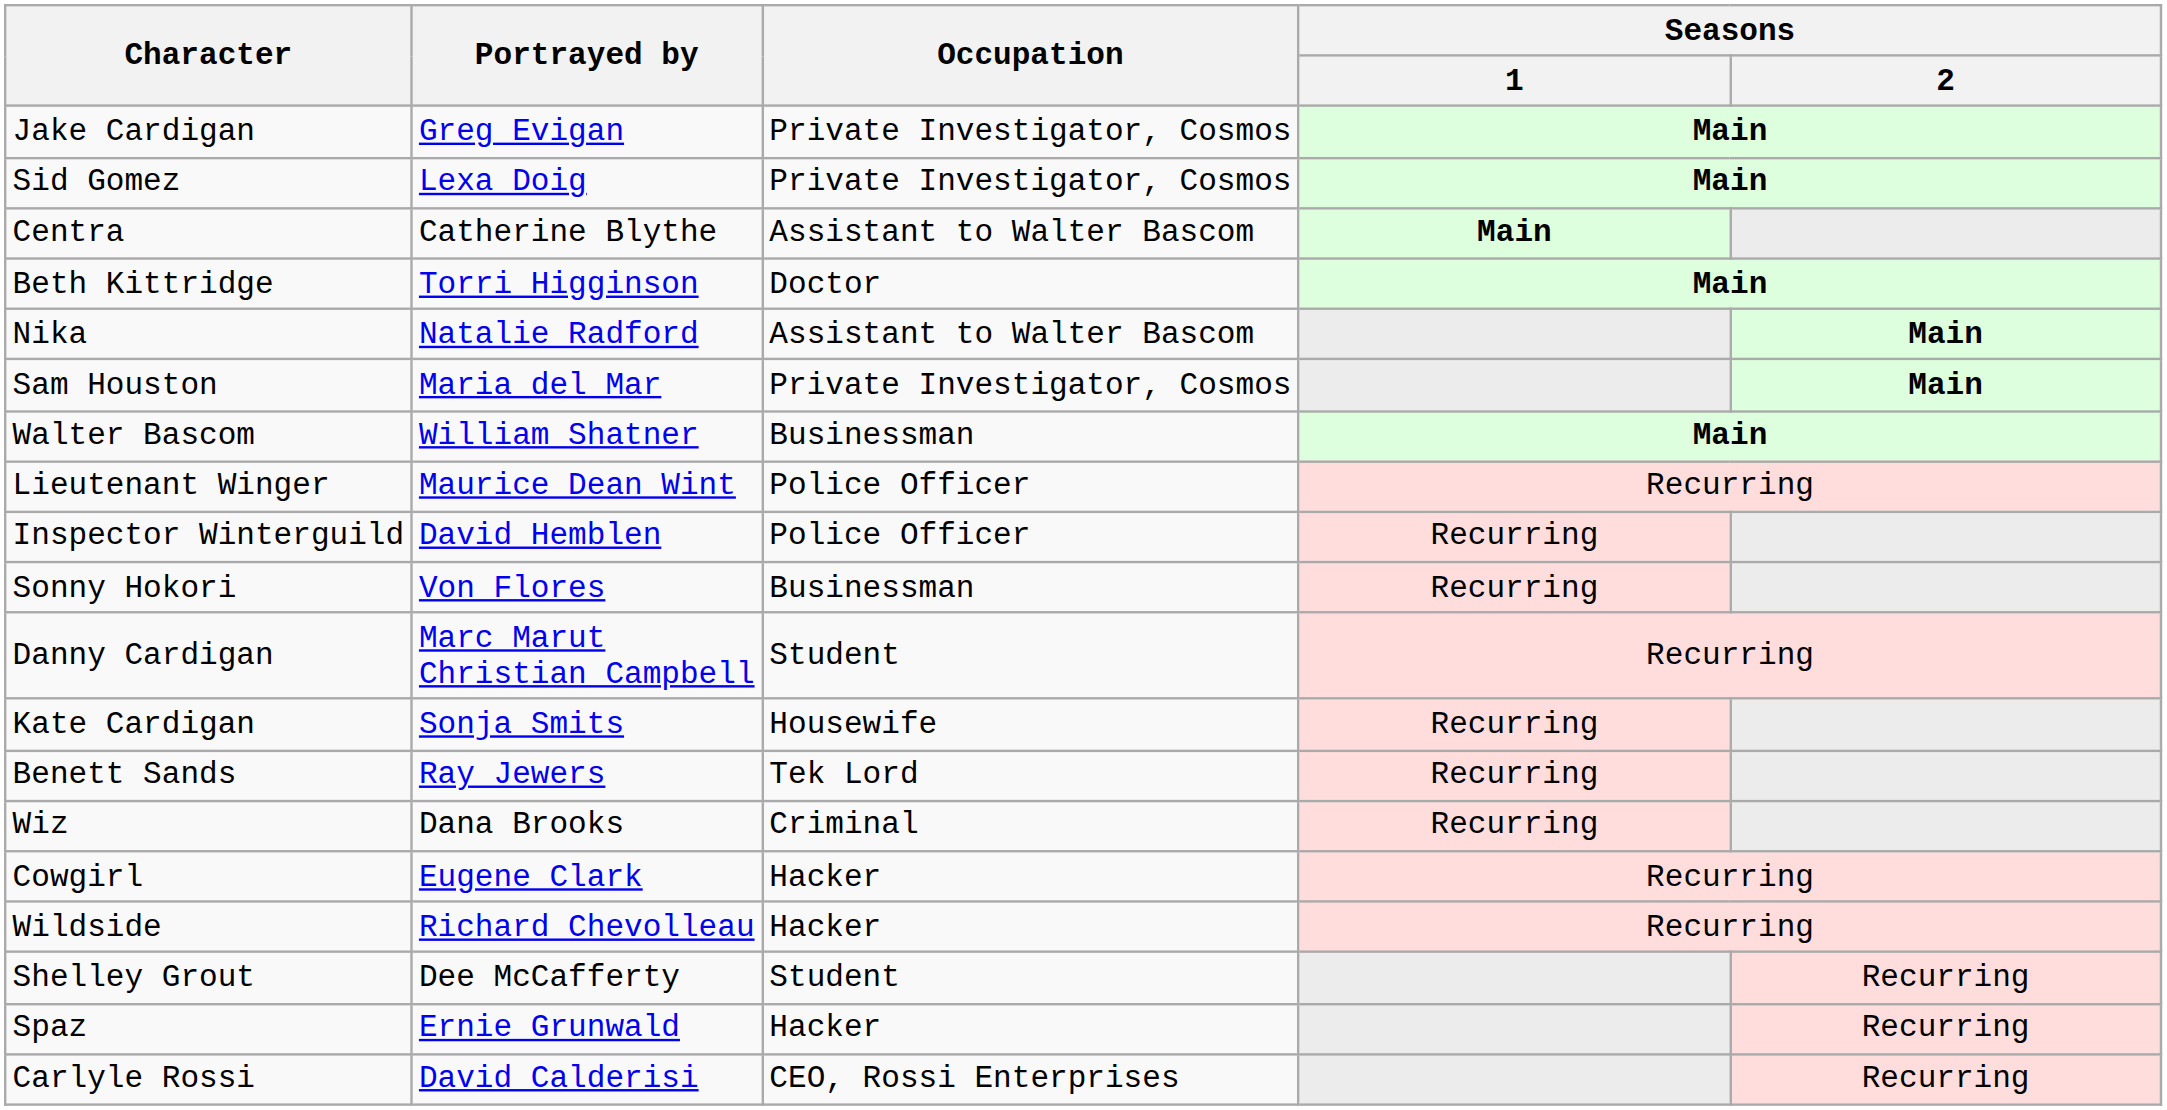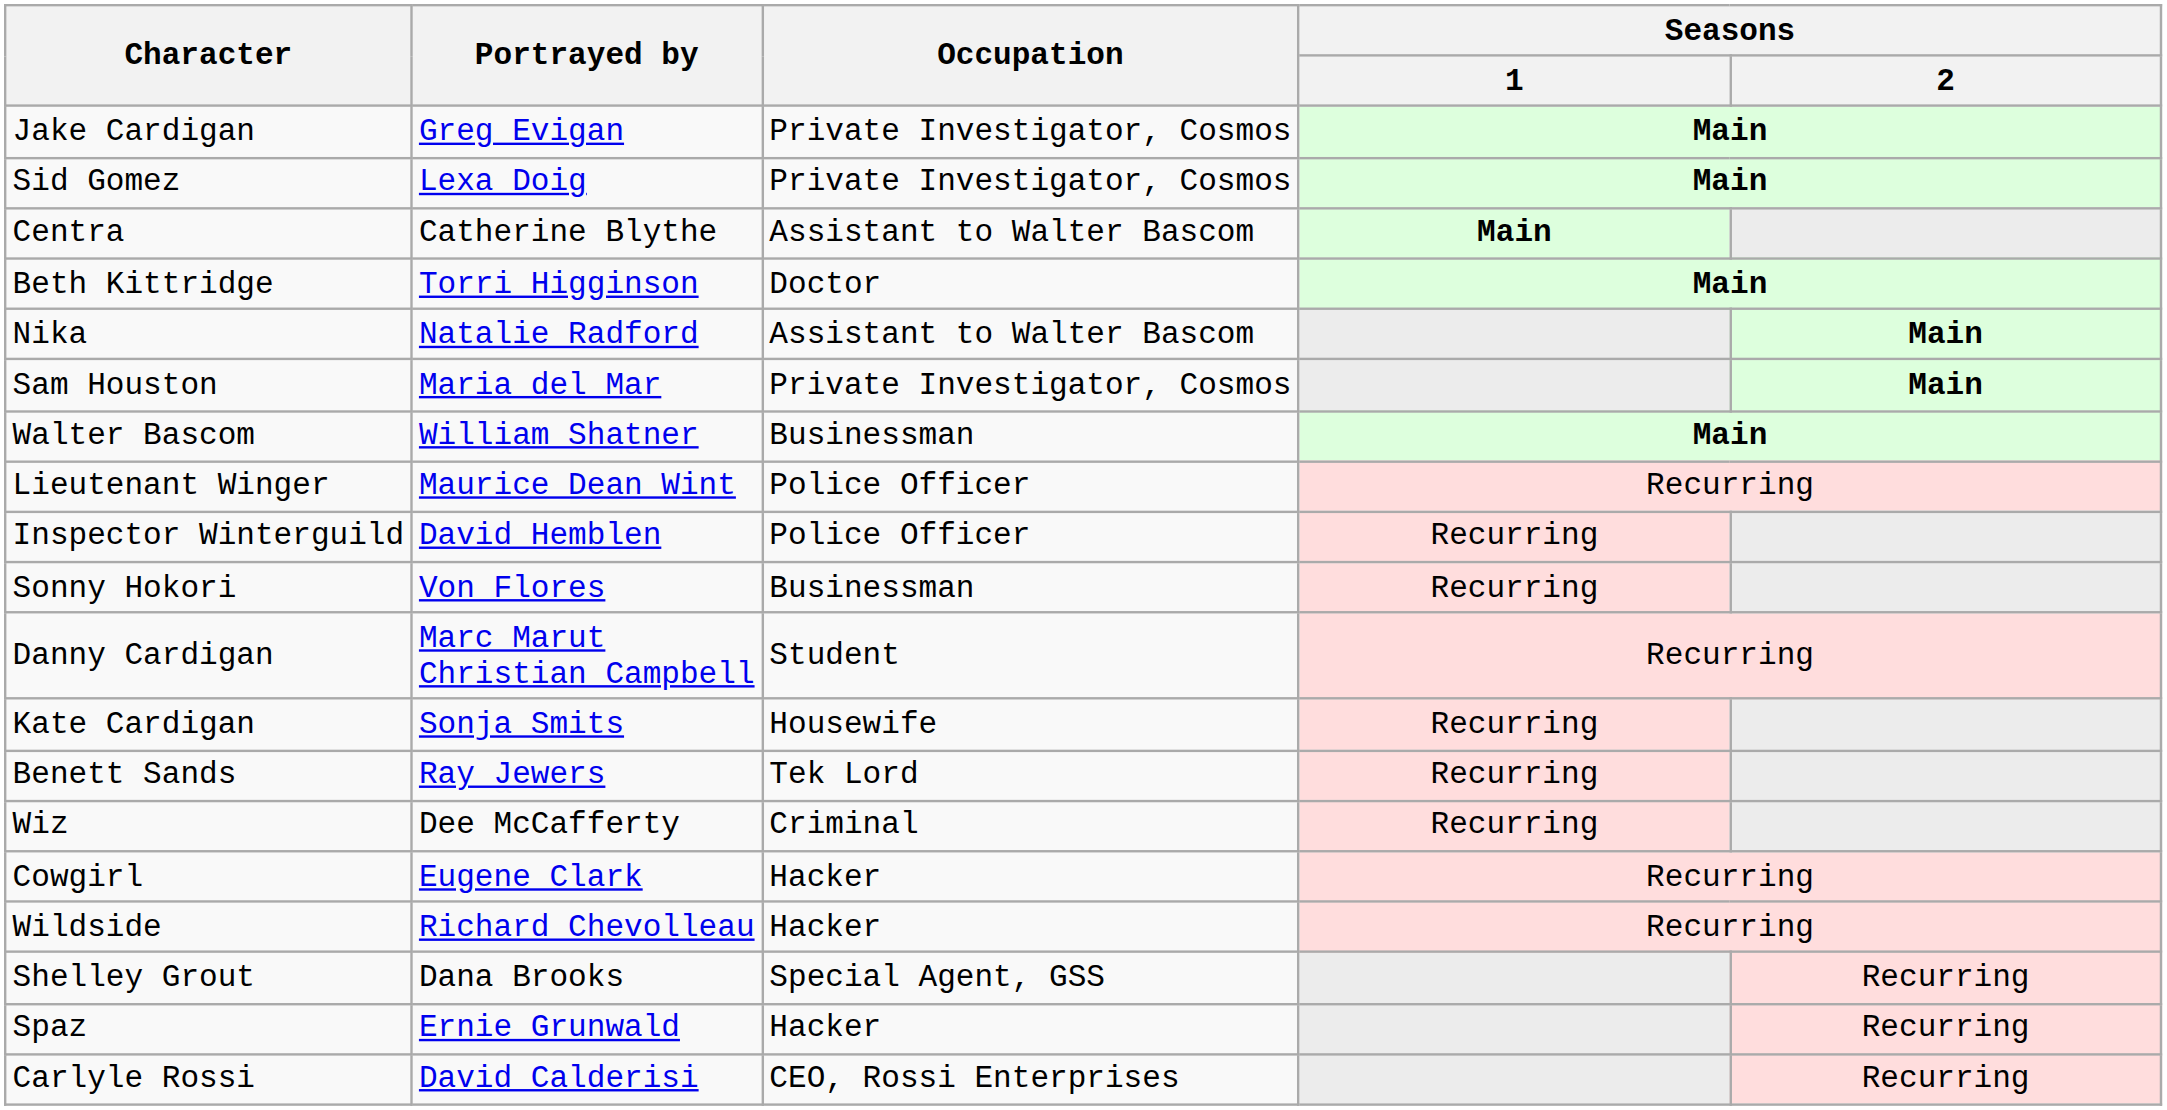(521, 826) Dana Brooks -> (549, 826) Dee McCafferty
(549, 978) Dee McCafferty -> (521, 978) Dana Brooks
(835, 978) Student -> (937, 978) Special Agent, GSS
